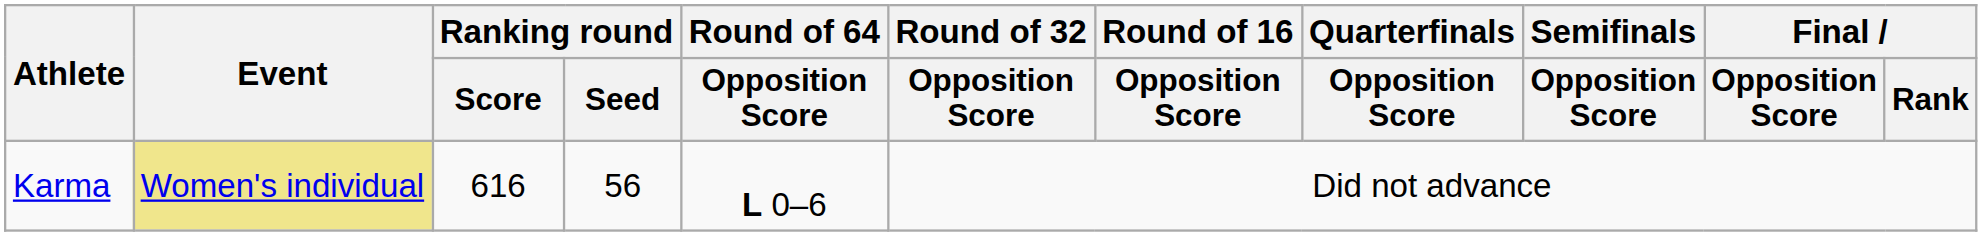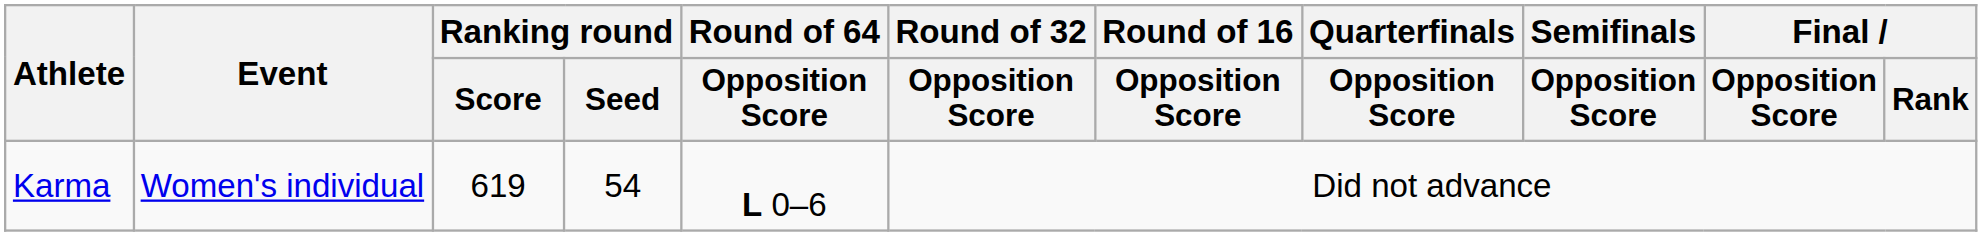(282, 186) khaki background -> (282, 186) no background
(498, 186) 616 -> (498, 186) 619
(623, 186) 56 -> (623, 186) 54
